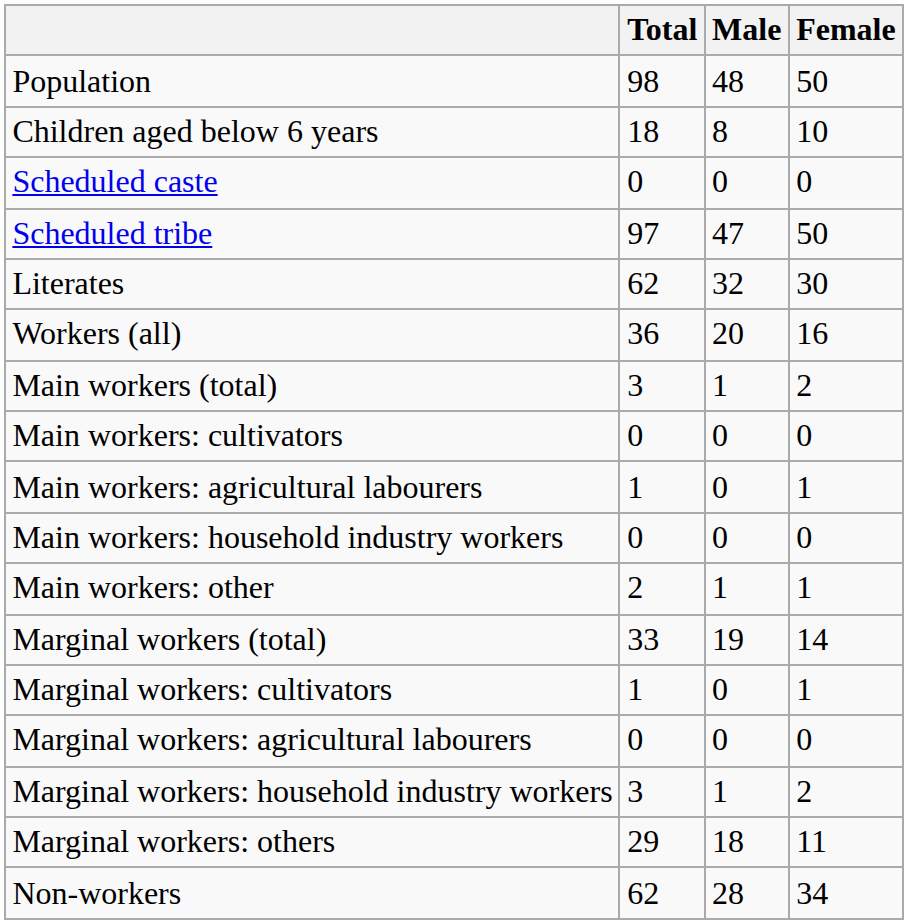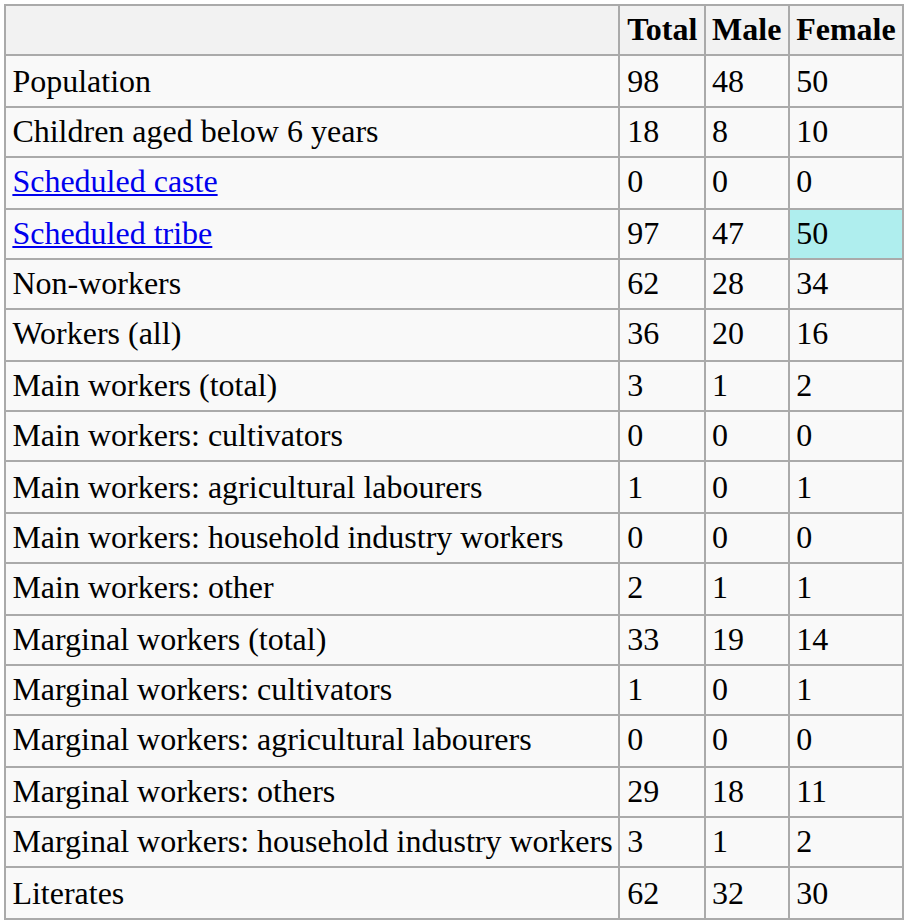(812, 232) no background -> (812, 232) paleturquoise background
rows swapped: (68, 283) <-> (97, 892)
rows swapped: (312, 791) <-> (174, 841)
